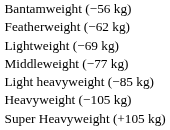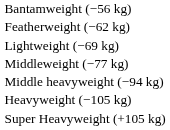- row: (79, 82)
+ row: (84, 82)
